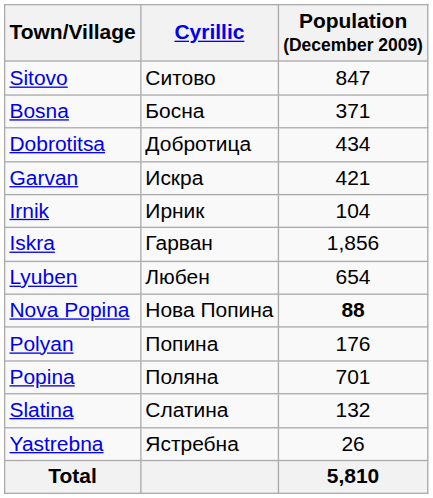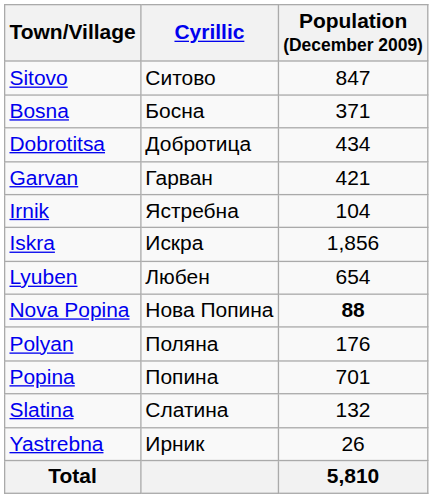(174, 177) Искра -> (179, 177) Гарван
(175, 210) Ирник -> (192, 210) Ястребна
(179, 244) Гарван -> (174, 244) Искра
(182, 343) Попина -> (182, 343) Поляна
(182, 377) Поляна -> (182, 377) Попина
(192, 443) Ястребна -> (175, 443) Ирник
